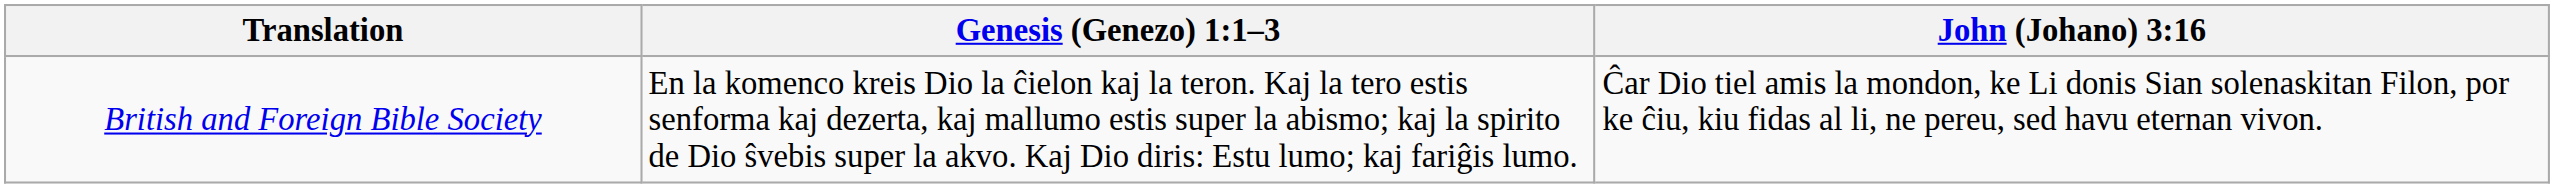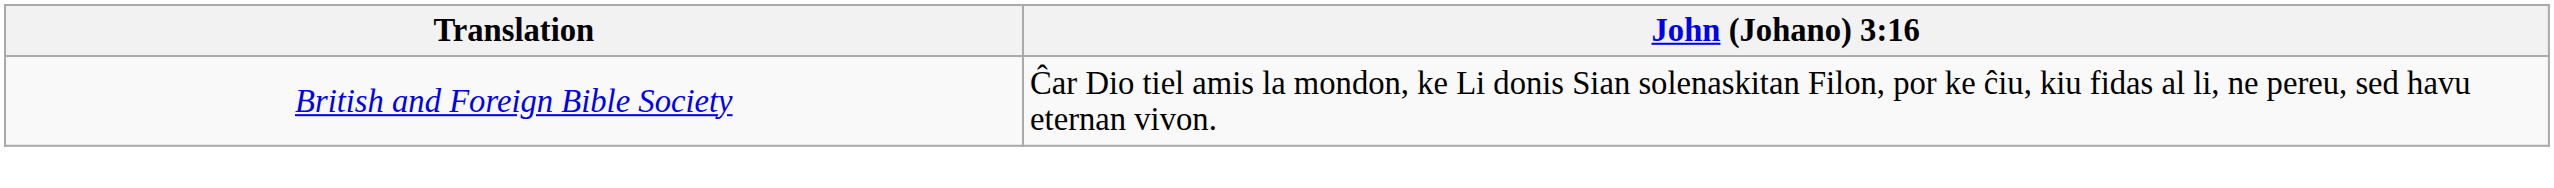- column: (1118, 30)
